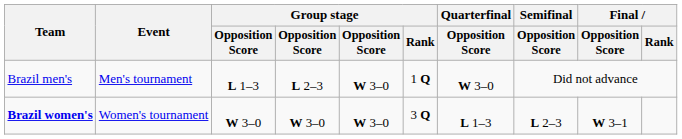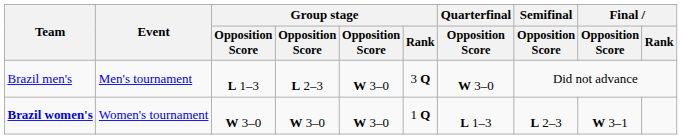(420, 79) 1 Q -> (420, 79) 3 Q
(420, 115) 3 Q -> (420, 115) 1 Q
